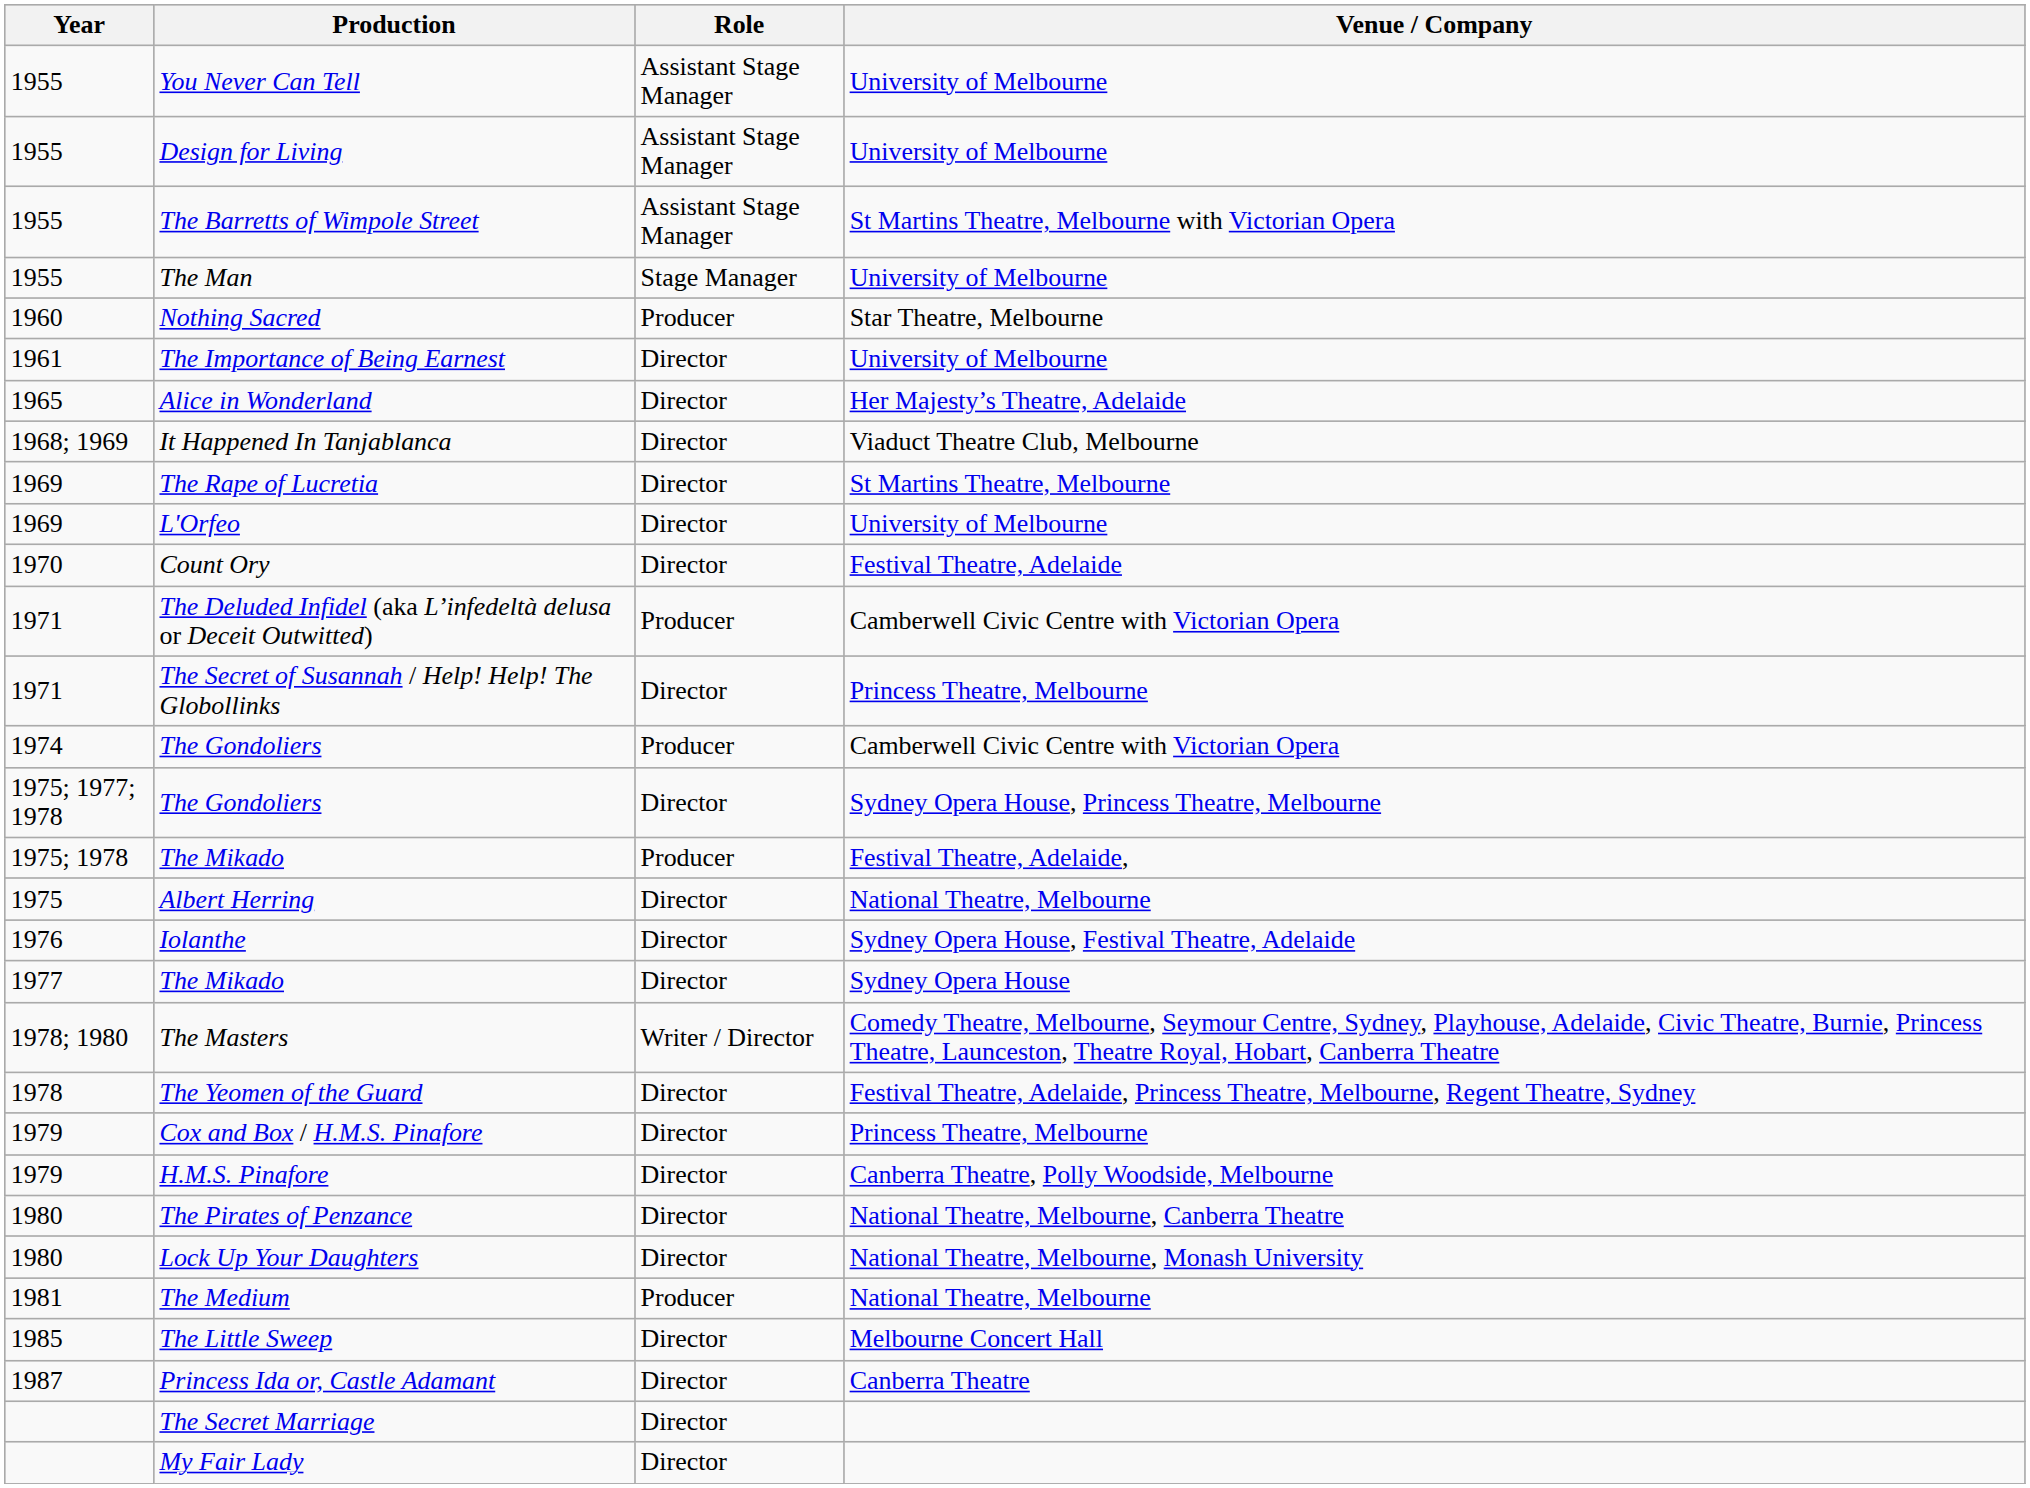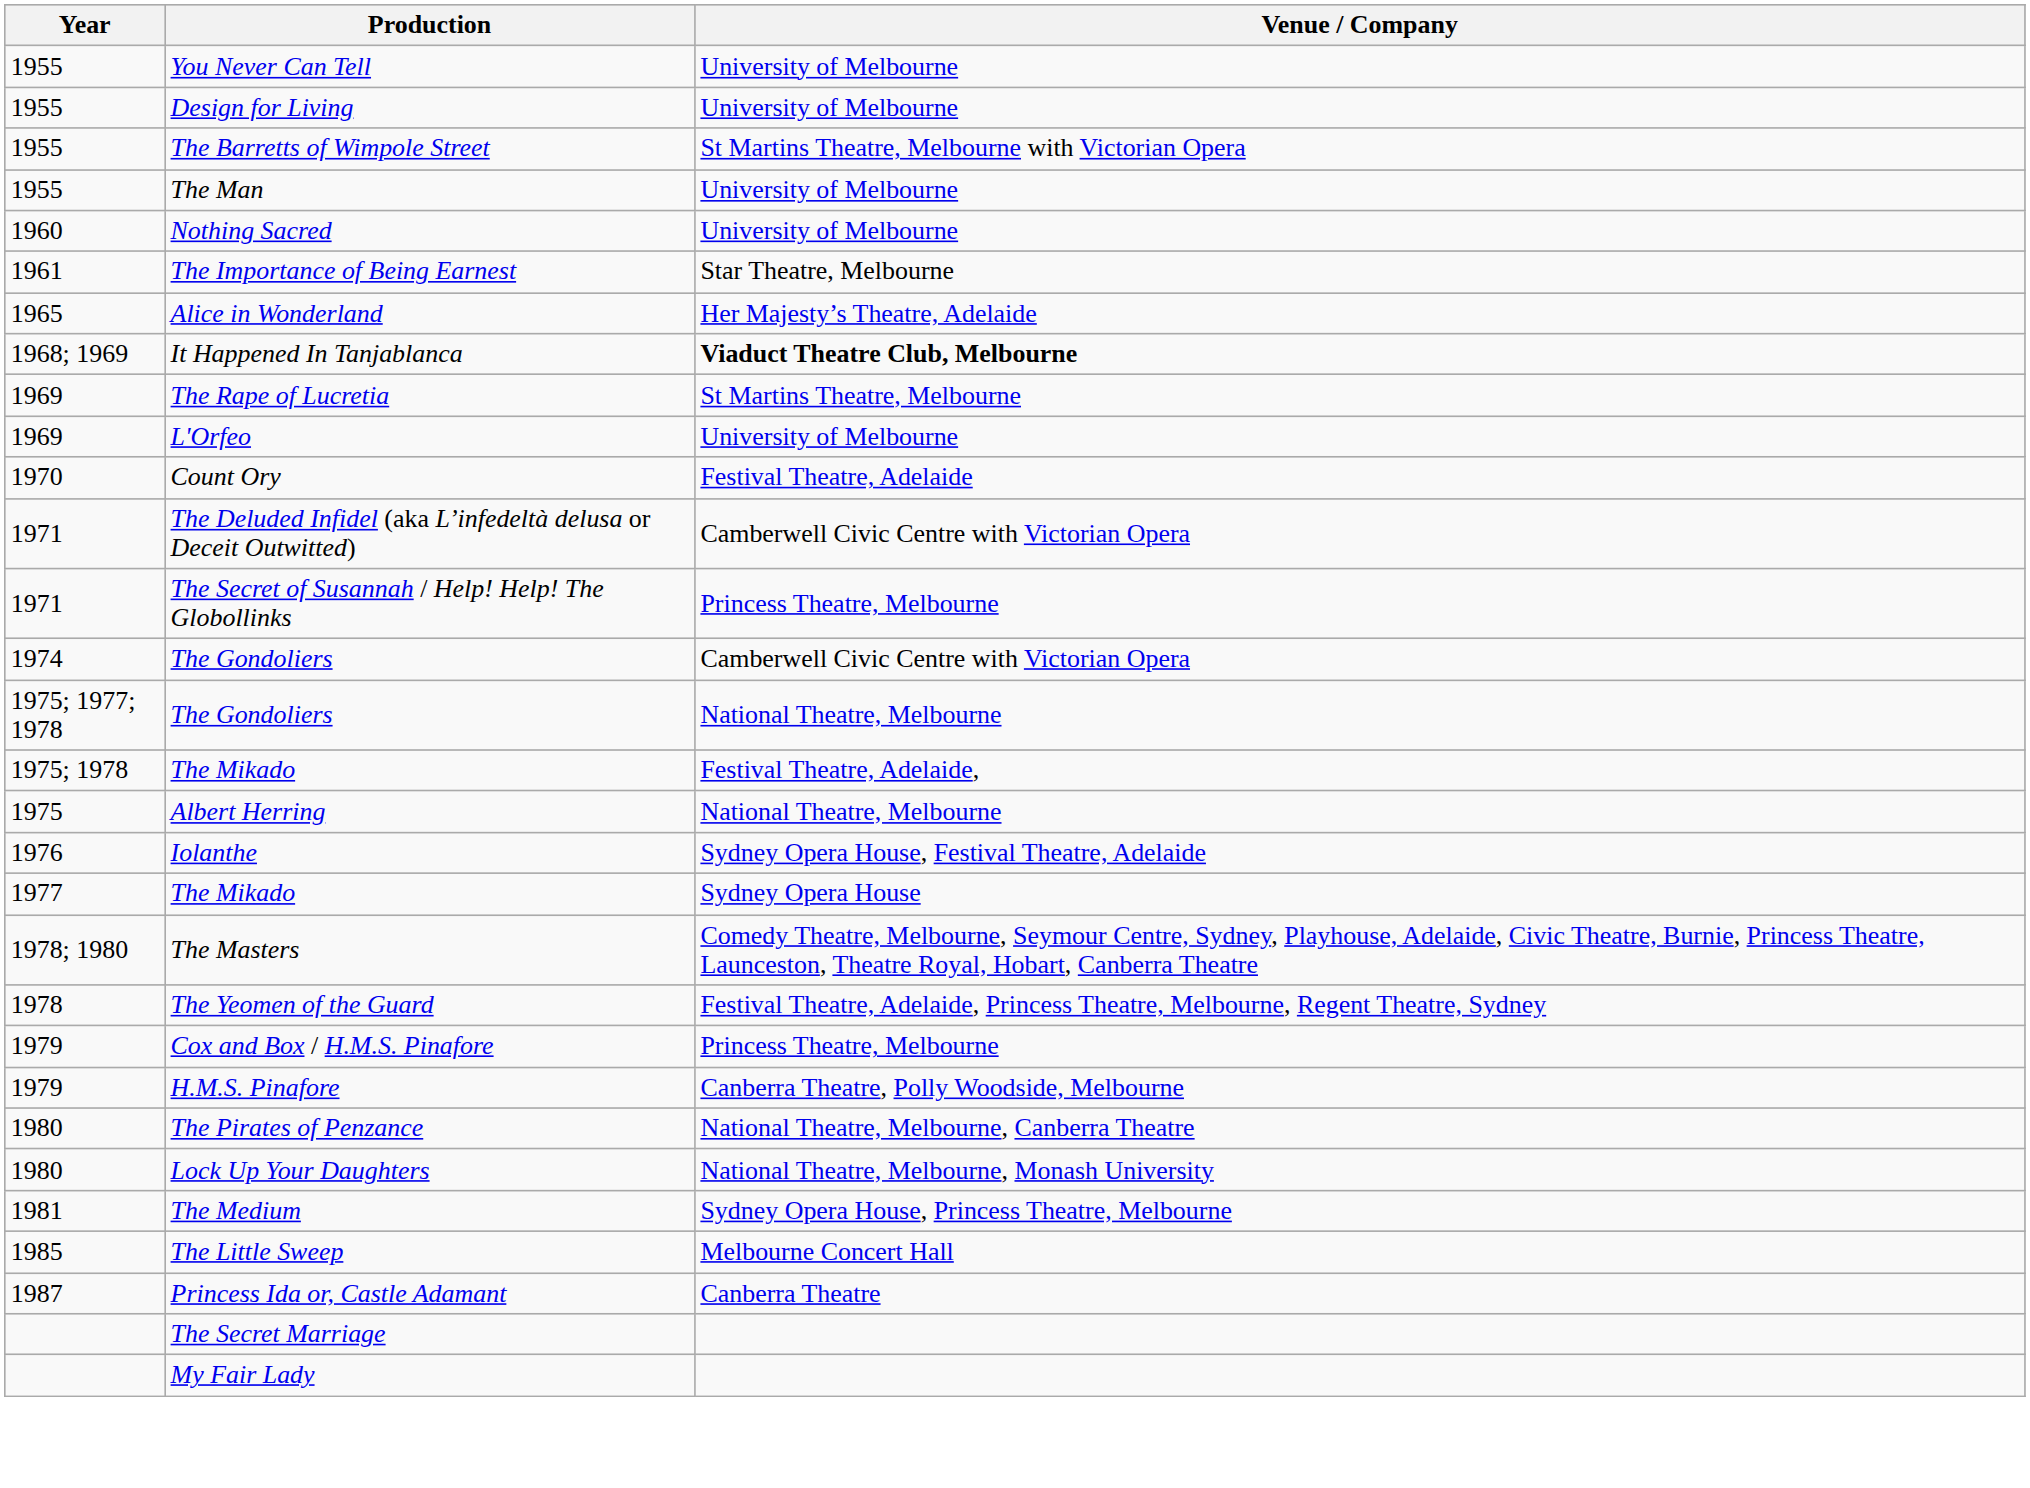- column: (739, 25)
(976, 318) Star Theatre, Melbourne -> (829, 230) University of Melbourne
(978, 359) University of Melbourne -> (827, 271) Star Theatre, Melbourne
(1024, 441) normal -> (889, 353) bold
(1115, 802) Sydney Opera House, Princess Theatre, Melbourne -> (851, 714) National Theatre, Melbourne
(1000, 1297) National Theatre, Melbourne -> (966, 1210) Sydney Opera House, Princess Theatre, Melbourne
